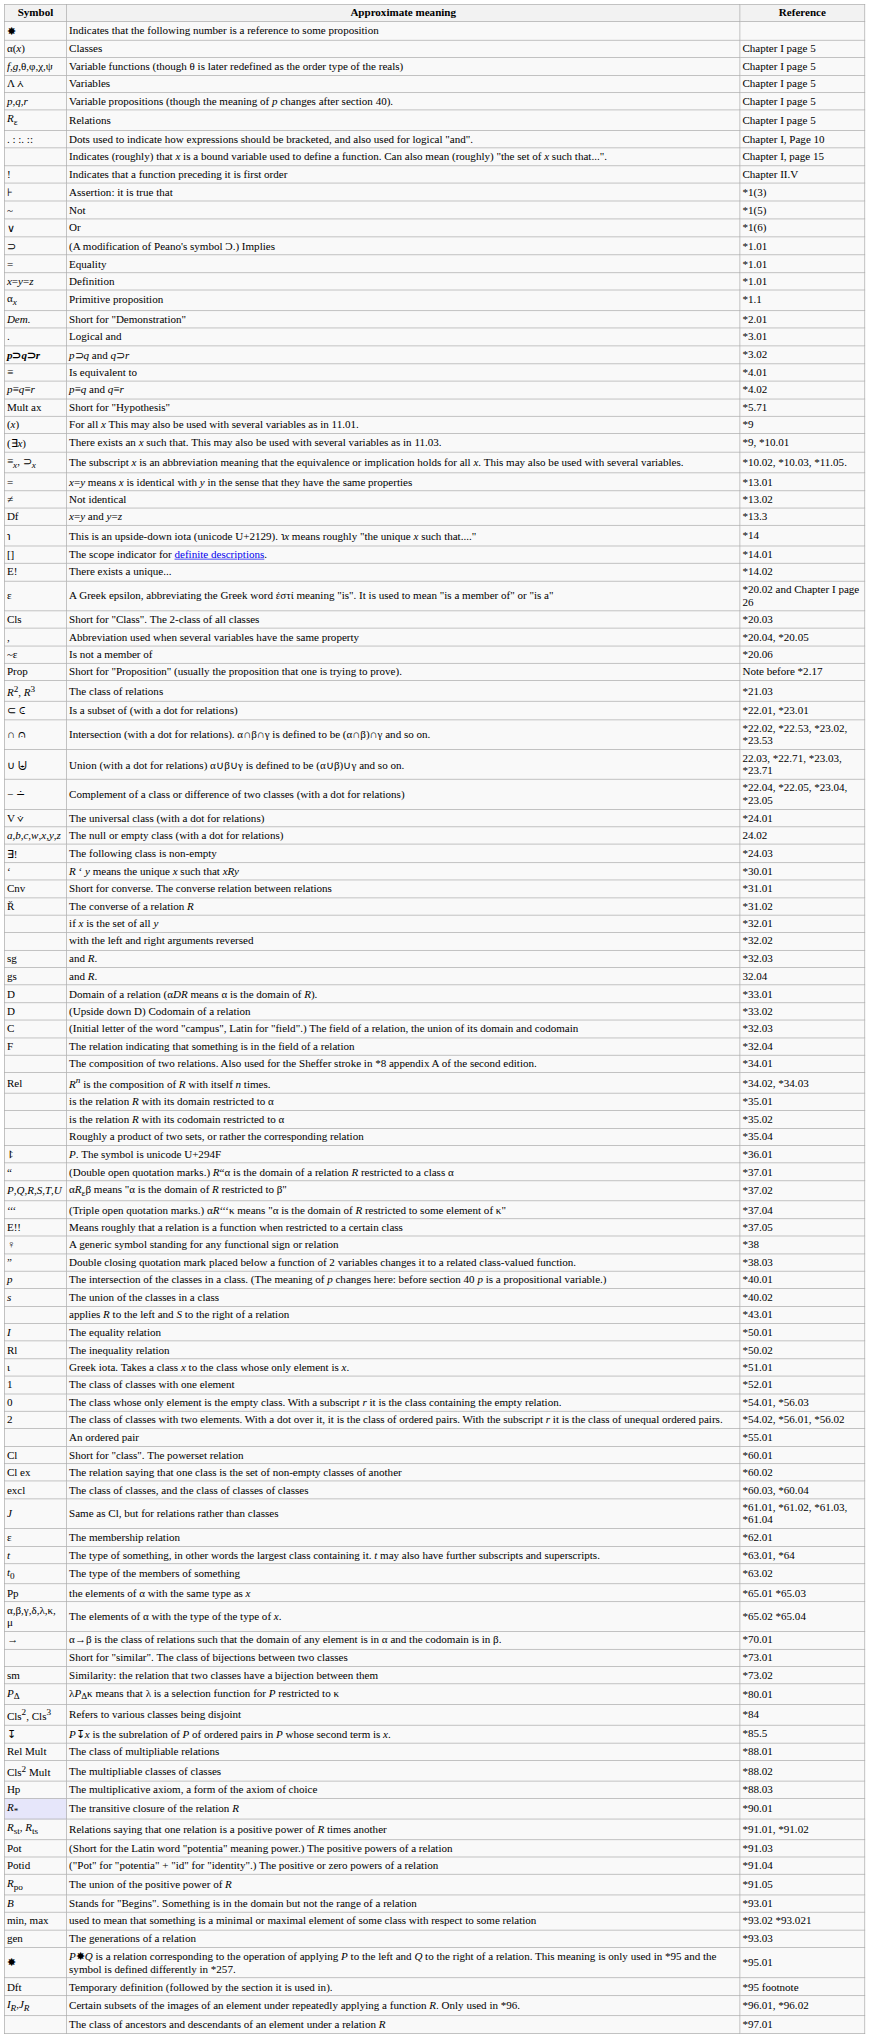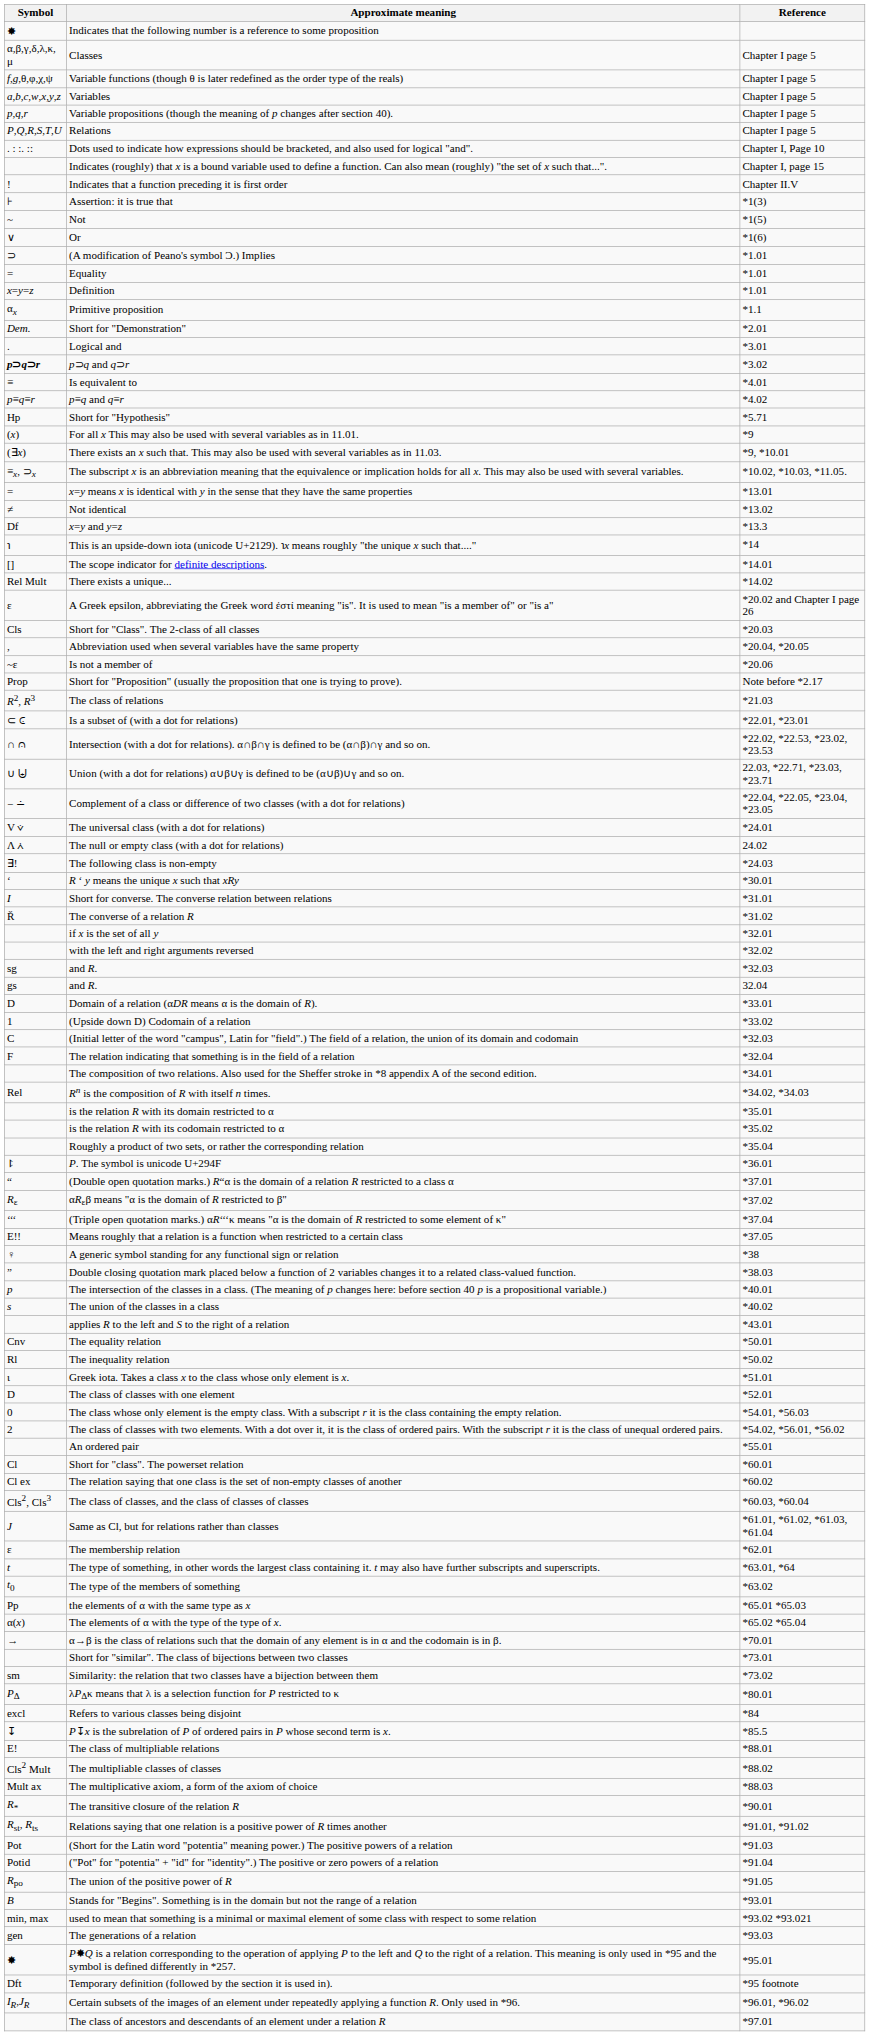(16, 48) α(x) -> (31, 55) α,β,γ,δ,λ,κ, μ
(16, 83) Λ ⩑ -> (34, 96) a,b,c,w,x,y,z
(12, 120) Rε -> (34, 131) P,Q,R,S,T,U
(24, 407) Mult ax -> (14, 417) Hp
(12, 572) E! -> (27, 581) Rel Mult
(34, 835) a,b,c,w,x,y,z -> (16, 845) Λ ⩑
(16, 888) Cnv -> (9, 898) I
(11, 1011) D -> (10, 1021) 1
(34, 1191) P,Q,R,S,T,U -> (12, 1200) Rε
(9, 1332) I -> (16, 1342) Cnv
(10, 1385) 1 -> (11, 1394) D
(16, 1490) excl -> (29, 1501) Cls2, Cls3
(31, 1616) α,β,γ,δ,λ,κ, μ -> (16, 1623) α(x)
(29, 1714) Cls2, Cls3 -> (16, 1713) excl
(27, 1752) Rel Mult -> (12, 1749) E!
(14, 1790) Hp -> (24, 1787) Mult ax
(13, 1809) lavender background -> (13, 1806) no background
